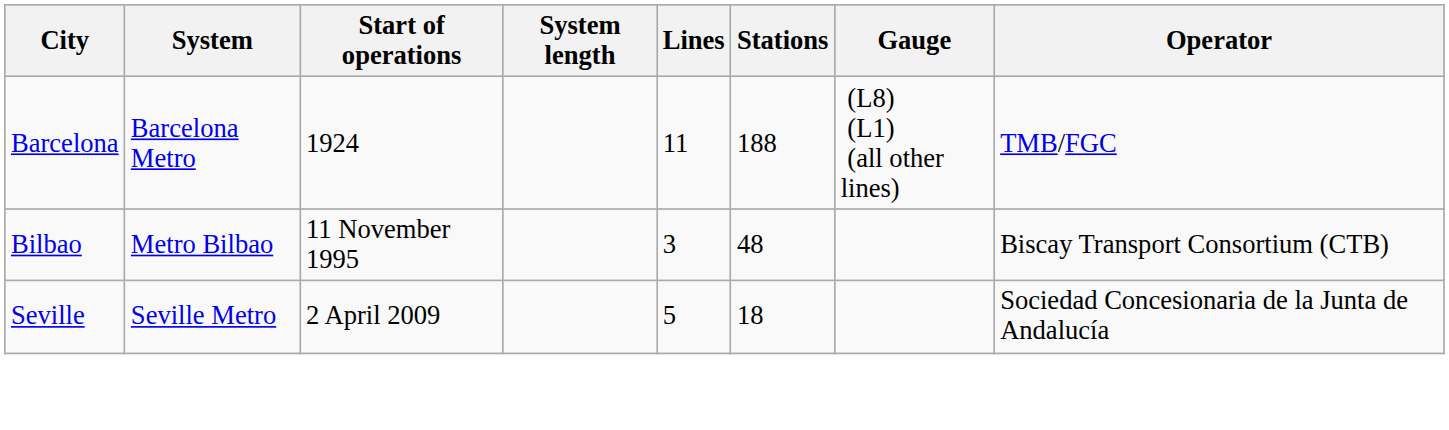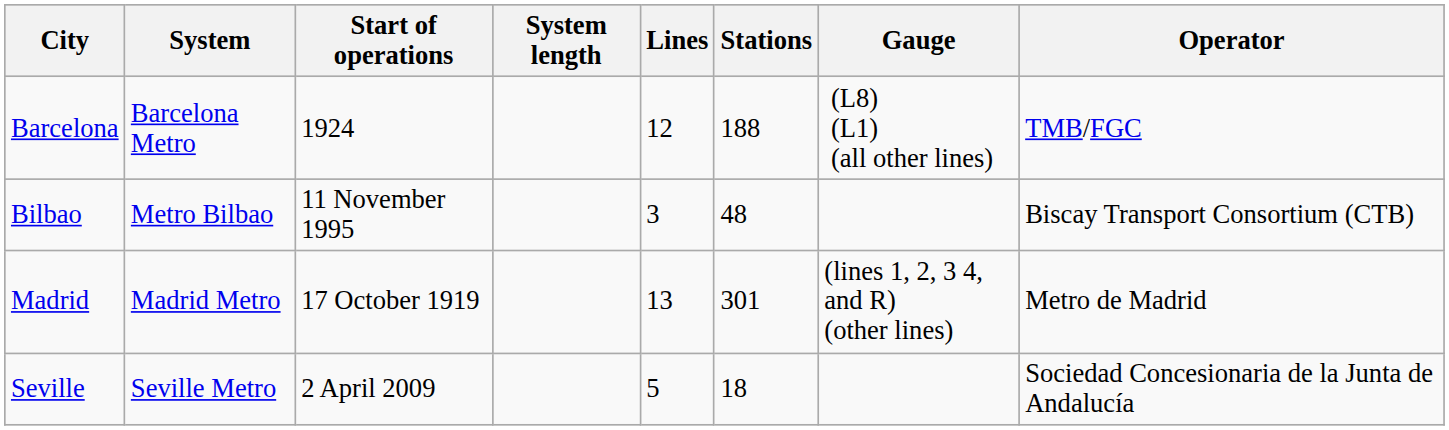(675, 142) 11 -> (660, 127) 12
+ row: (50, 301)
